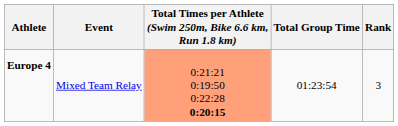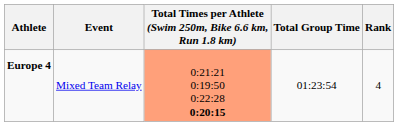(378, 85) 3 -> (378, 85) 4
